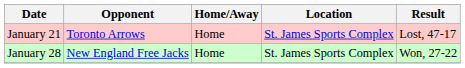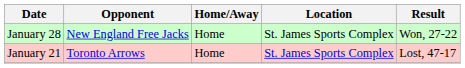rows swapped: (34, 33) <-> (34, 53)
